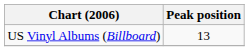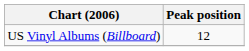(204, 35) 13 -> (204, 35) 12
